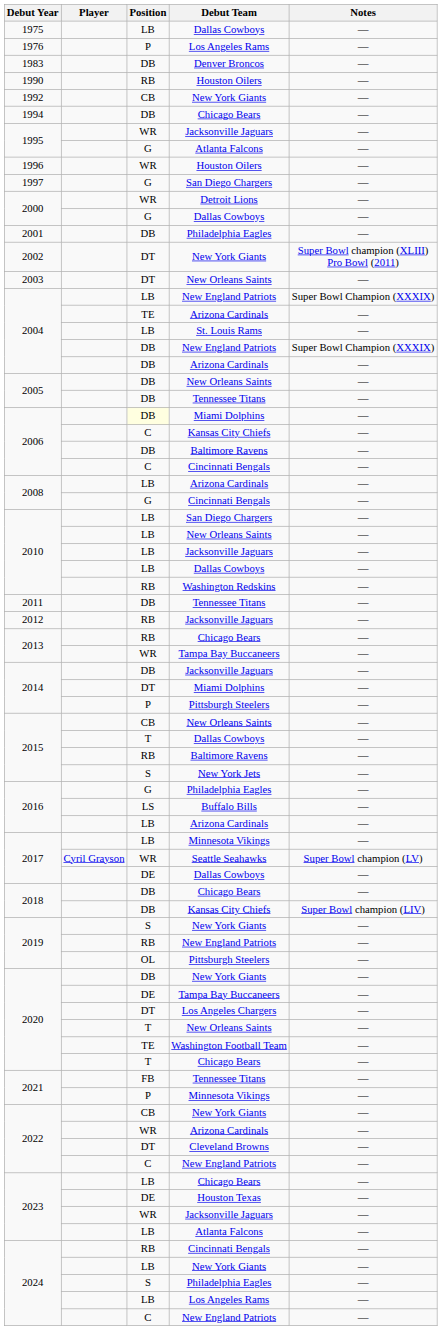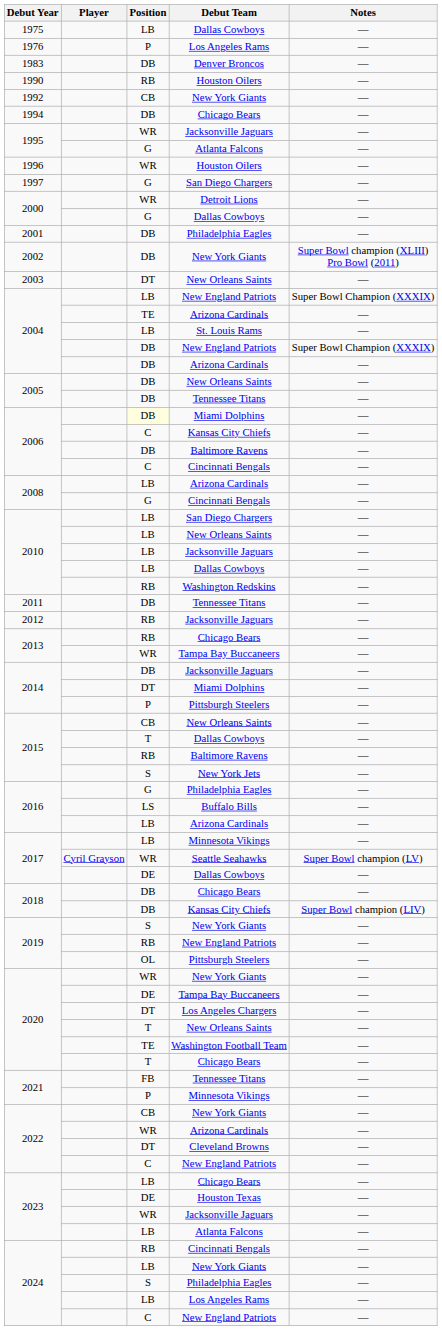(148, 257) DT -> (148, 257) DB
(148, 977) DB -> (148, 977) WR
